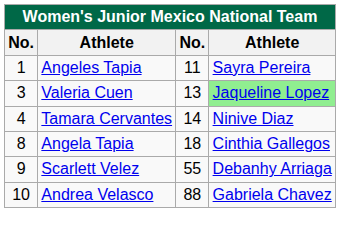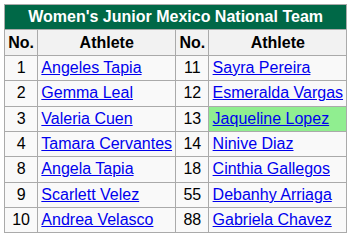+ row: (87, 93)
